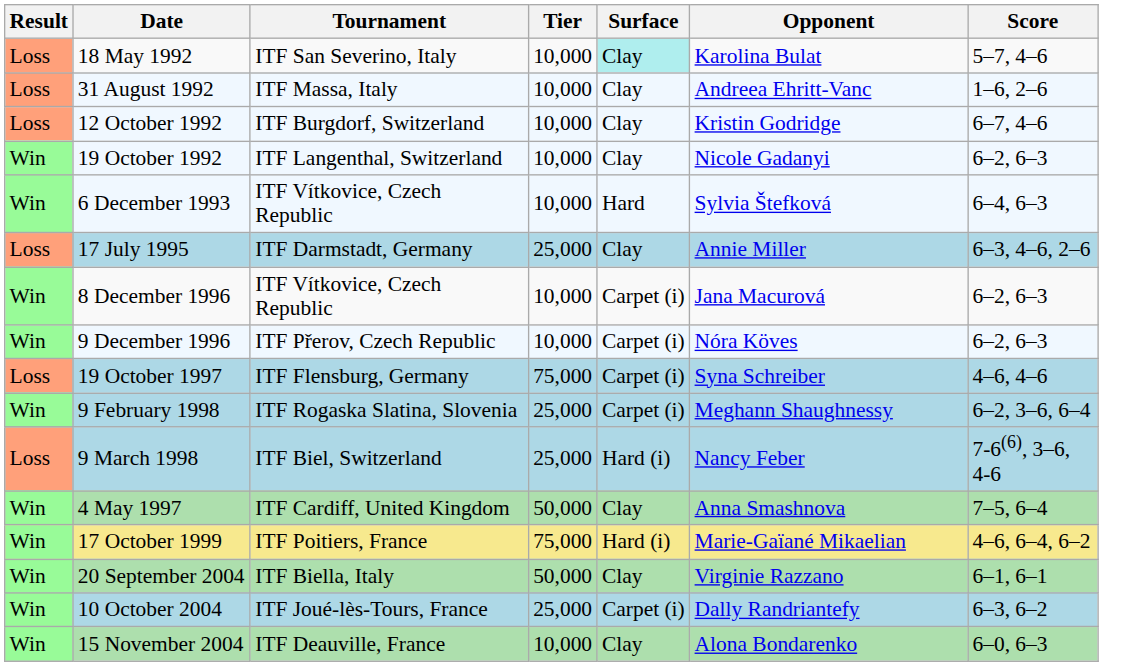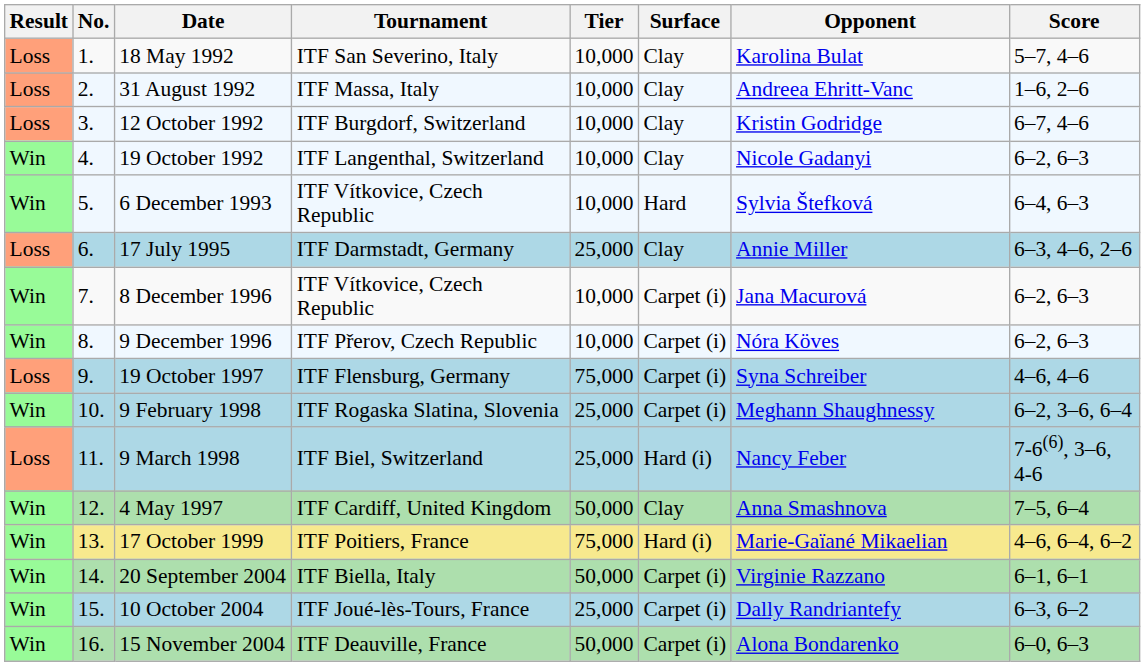+ column: (94, 21)
(622, 55) paleturquoise background -> (664, 55) no background
(622, 575) Clay -> (685, 575) Carpet (i)
(563, 643) 10,000 -> (604, 643) 50,000
(622, 643) Clay -> (685, 643) Carpet (i)
